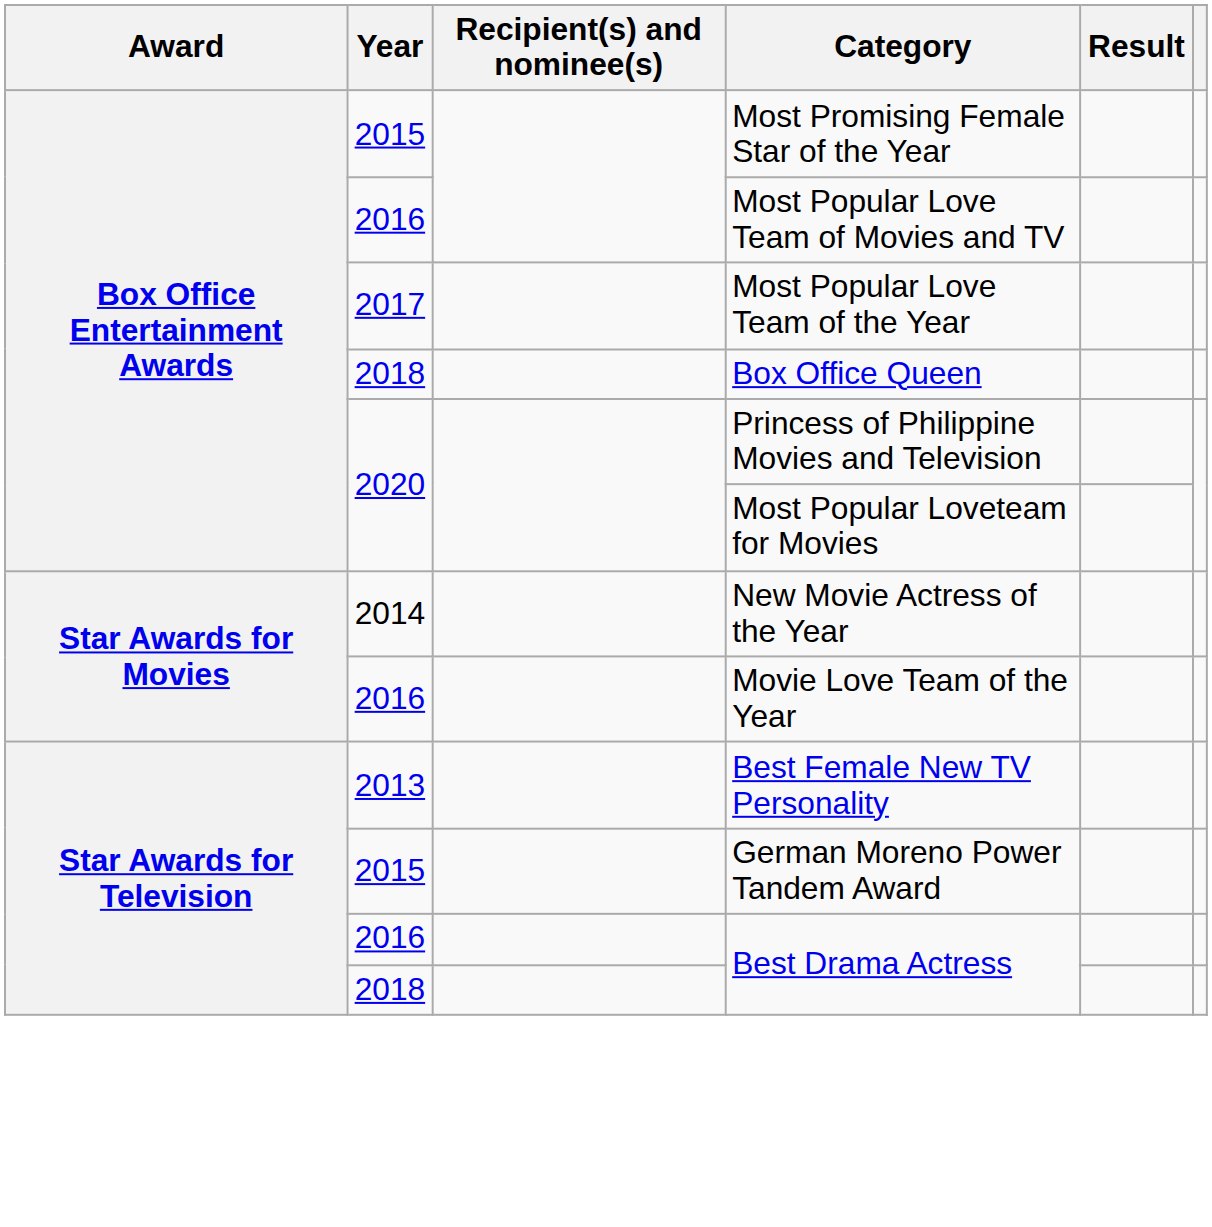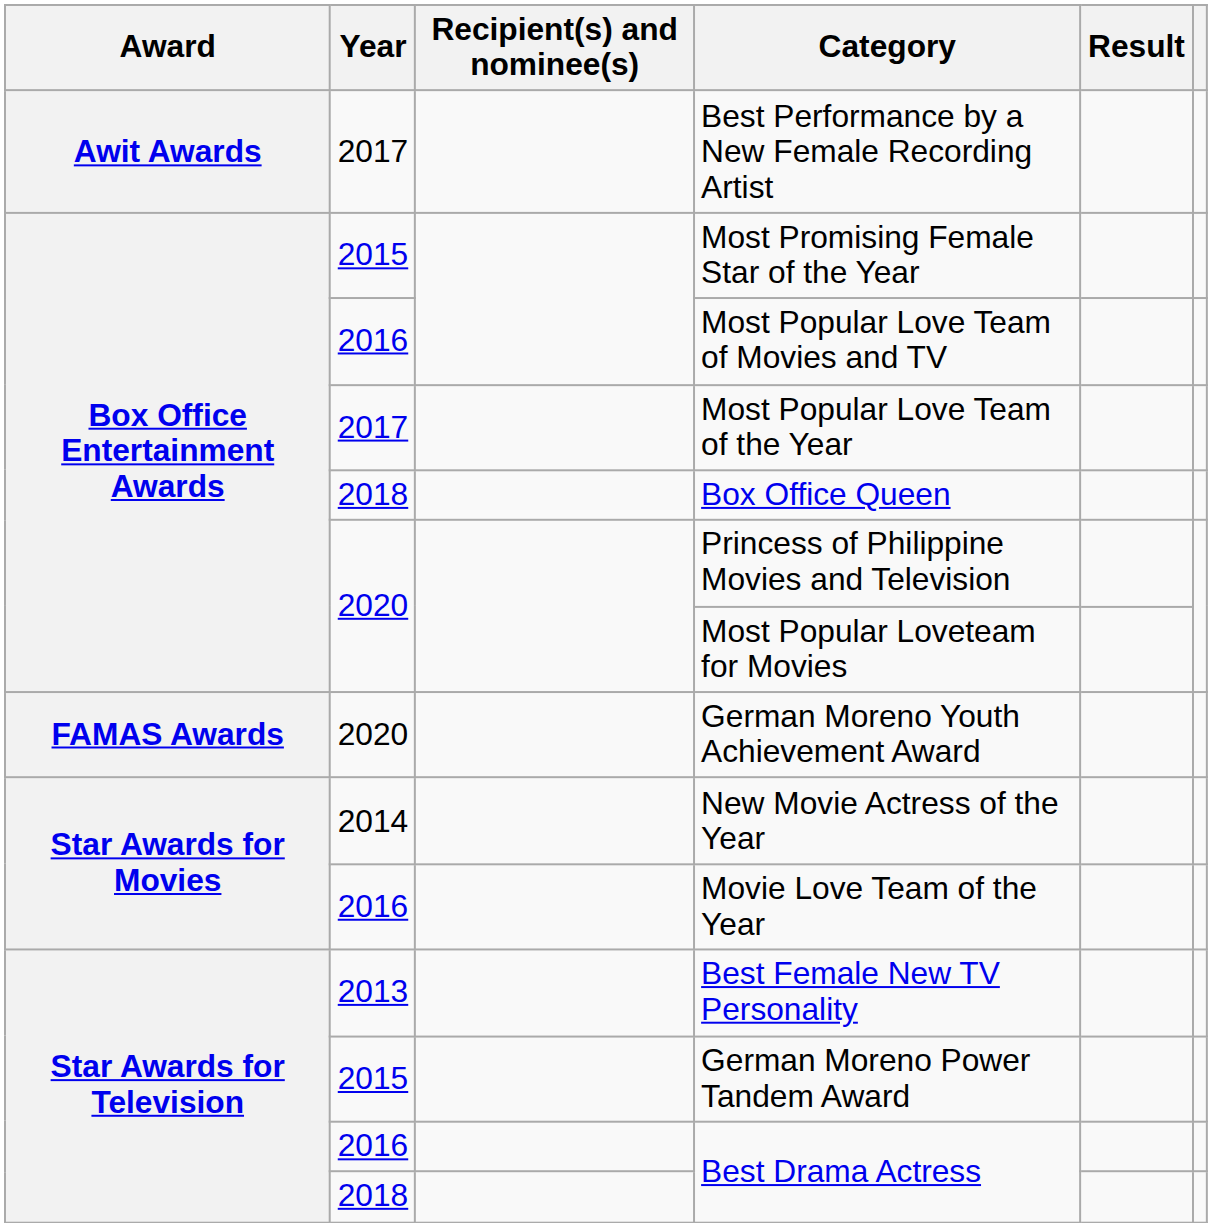+ row: (373, 151)
+ row: (373, 734)
